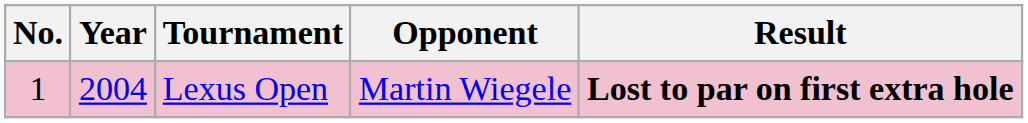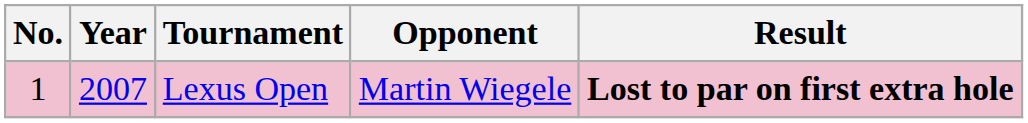(113, 88) 2004 -> (113, 88) 2007
